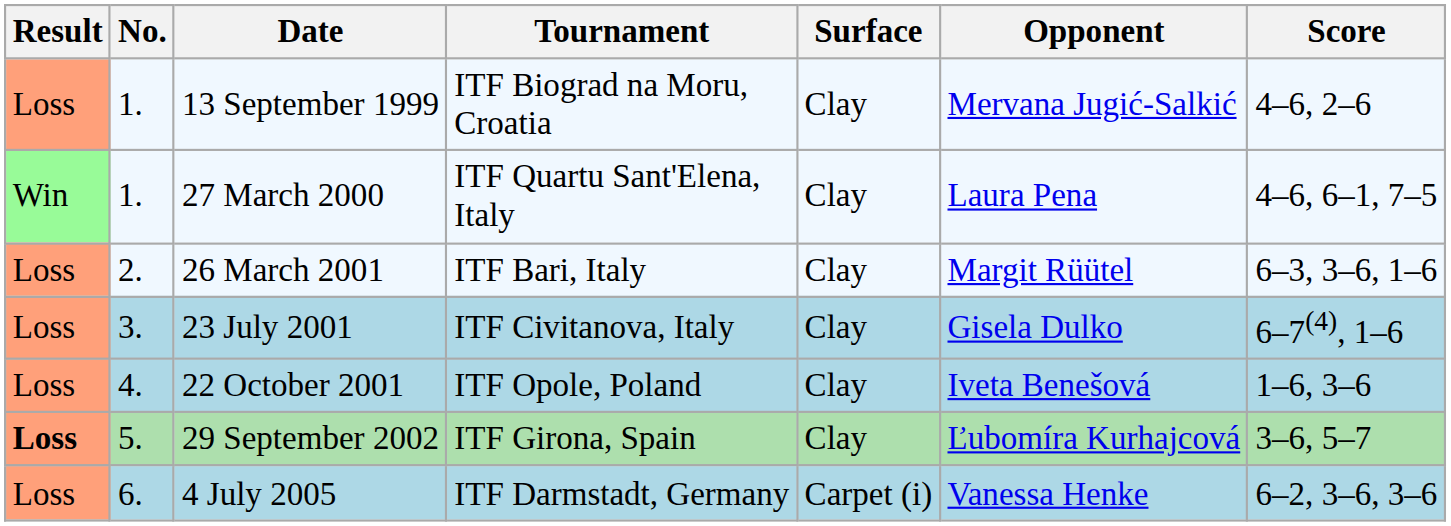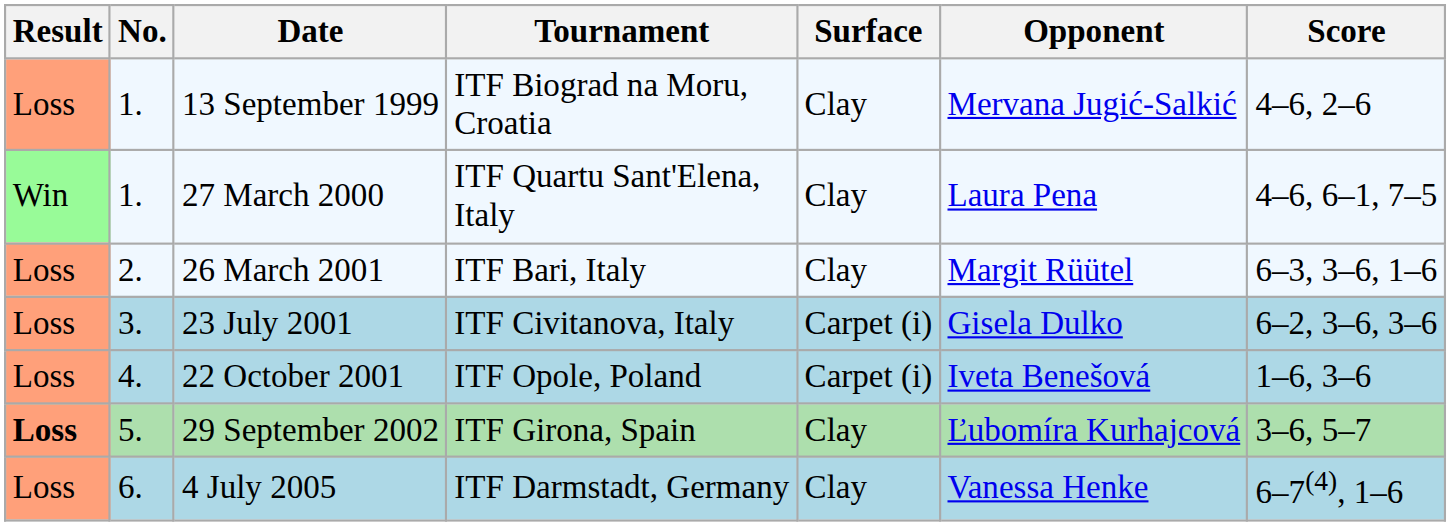(836, 326) Clay -> (868, 322) Carpet (i)
(1329, 326) 6–7(4), 1–6 -> (1346, 322) 6–2, 3–6, 3–6
(836, 384) Clay -> (868, 375) Carpet (i)
(868, 491) Carpet (i) -> (836, 487) Clay
(1346, 491) 6–2, 3–6, 3–6 -> (1329, 487) 6–7(4), 1–6
